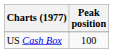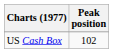(89, 40) 100 -> (89, 40) 102
